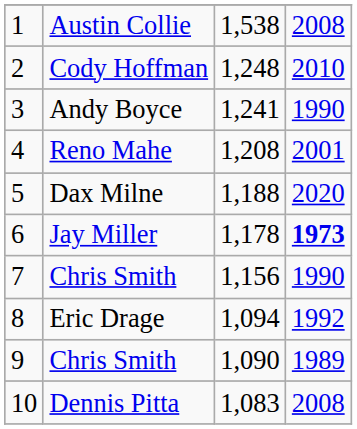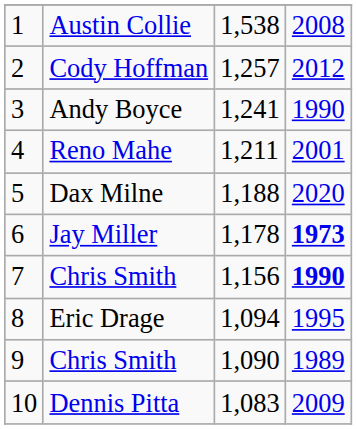(250, 67) 1,248 -> (250, 67) 1,257
(318, 67) 2010 -> (318, 67) 2012
(250, 151) 1,208 -> (249, 151) 1,211
(318, 276) normal -> (318, 276) bold
(318, 318) 1992 -> (318, 318) 1995
(318, 402) 2008 -> (318, 402) 2009
